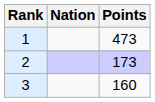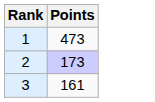- column: (73, 16)
(124, 85) 160 -> (72, 85) 161
